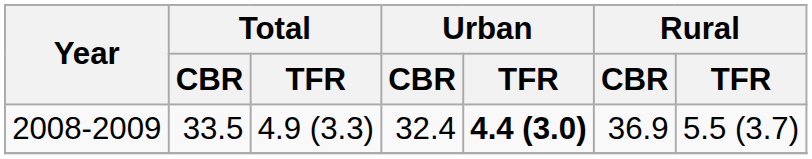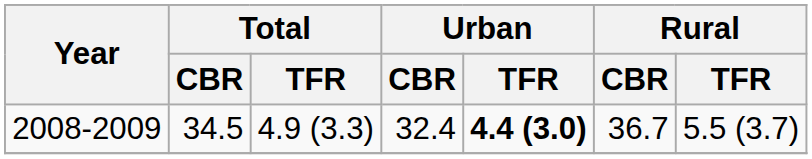(213, 128) 33.5 -> (213, 128) 34.5
(638, 128) 36.9 -> (638, 128) 36.7
